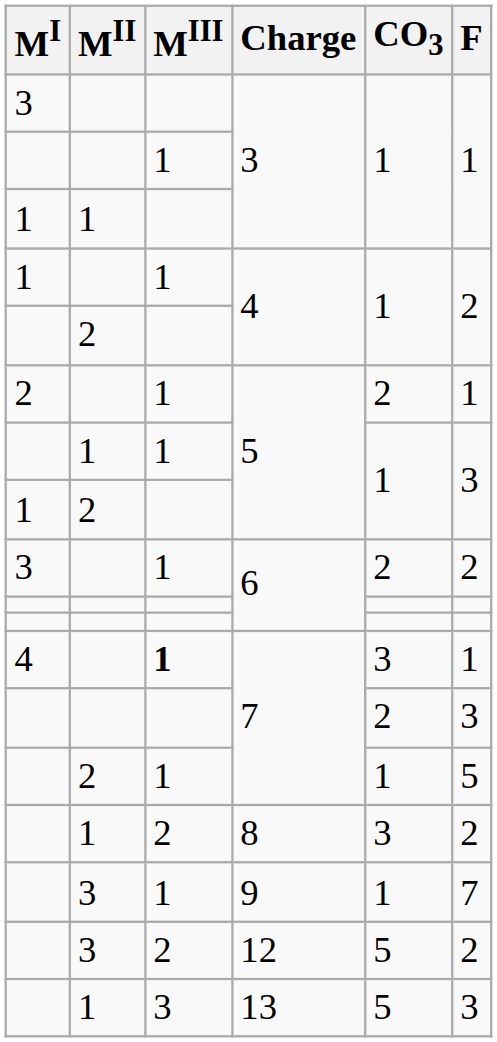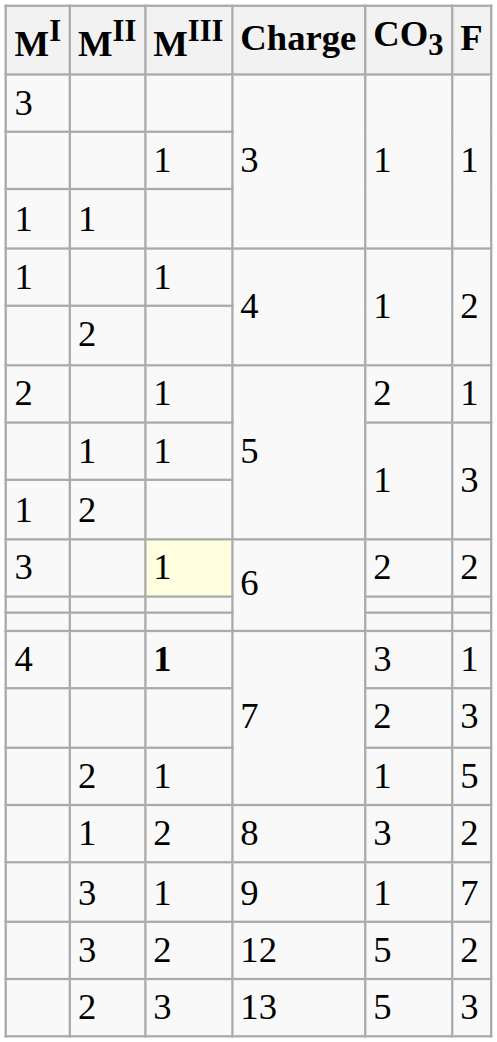(162, 567) no background -> (162, 567) lightyellow background
(87, 1007) 1 -> (87, 1007) 2
